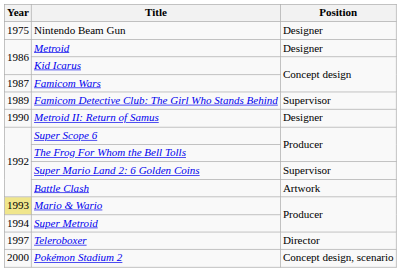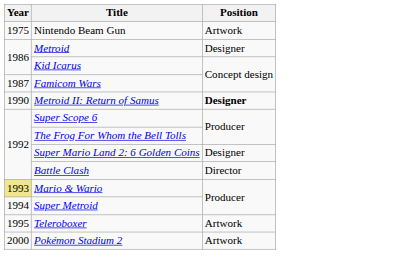(303, 30) Designer -> (223, 30) Artwork
- row: (156, 100)
(303, 118) normal -> (226, 100) bold
(307, 170) Supervisor -> (225, 153) Designer
(302, 188) Artwork -> (223, 170) Director
(18, 240) 1997 -> (18, 223) 1995
(301, 240) Director -> (223, 223) Artwork
(338, 258) Concept design, scenario -> (223, 240) Artwork
